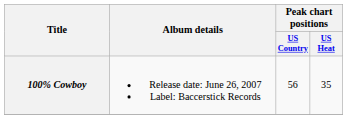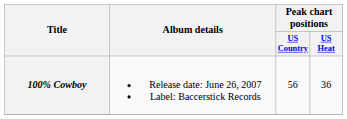(326, 85) 35 -> (326, 85) 36
